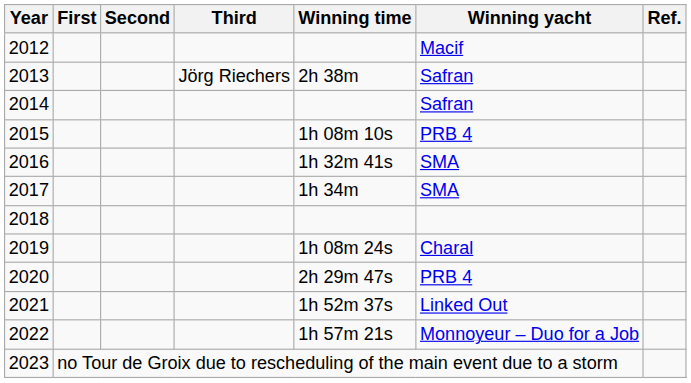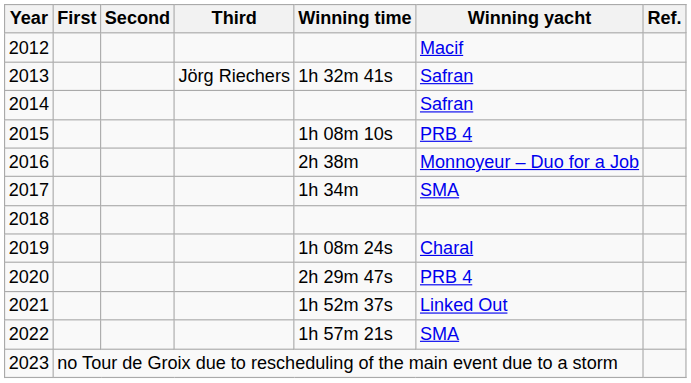(328, 76) 2h 38m -> (346, 76) 1h 32m 41s
(346, 162) 1h 32m 41s -> (328, 162) 2h 38m
(440, 162) SMA -> (530, 162) Monnoyeur – Duo for a Job
(530, 334) Monnoyeur – Duo for a Job -> (440, 334) SMA
